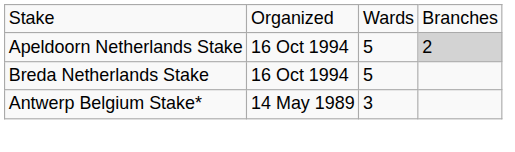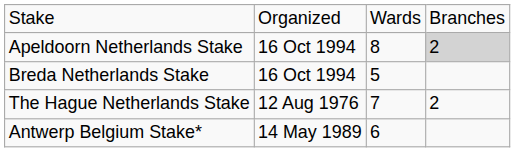(368, 47) 5 -> (375, 47) 8
+ row: (129, 103)
(368, 103) 3 -> (375, 132) 6
